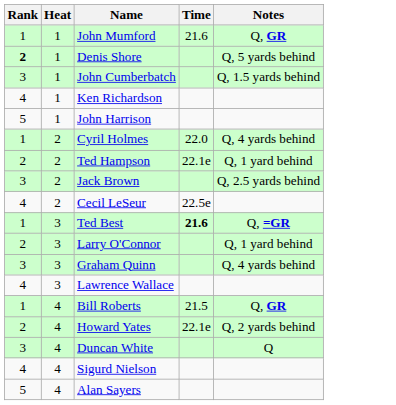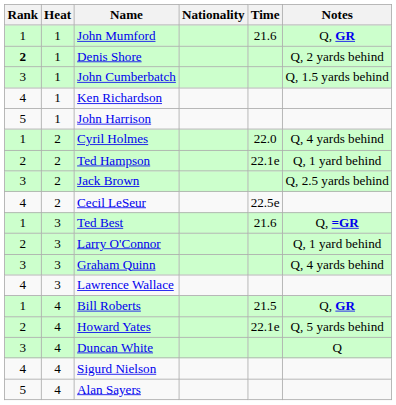+ column: (213, 14)
(268, 56) Q, 5 yards behind -> (337, 56) Q, 2 yards behind
(196, 222) bold -> (265, 222) normal
(268, 327) Q, 2 yards behind -> (337, 327) Q, 5 yards behind
